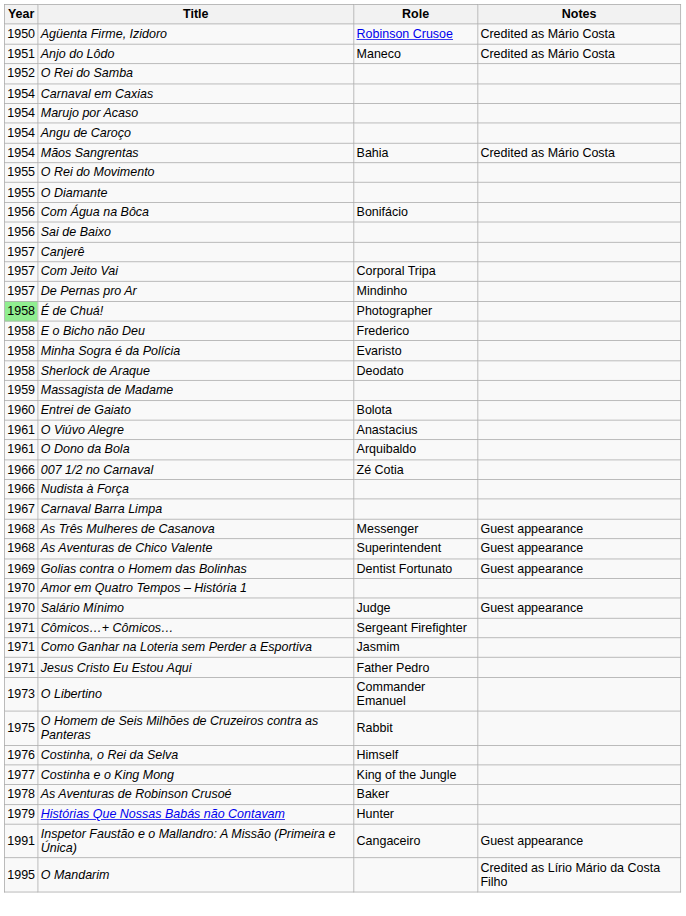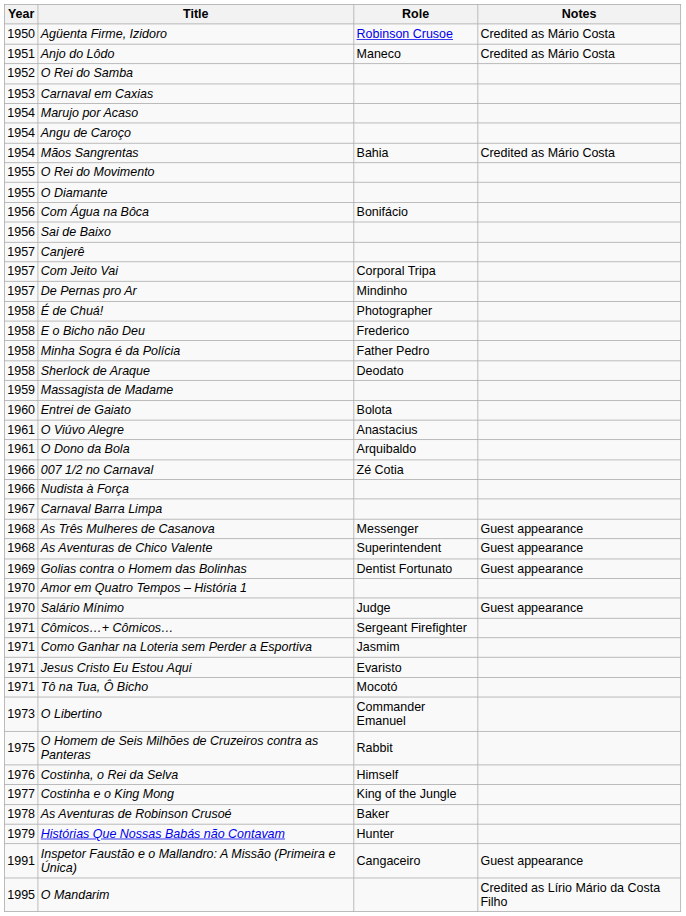(21, 93) 1954 -> (21, 93) 1953
(21, 311) lightgreen background -> (21, 311) no background
(379, 350) Evaristo -> (393, 350) Father Pedro
(393, 667) Father Pedro -> (379, 667) Evaristo
+ row: (94, 687)
